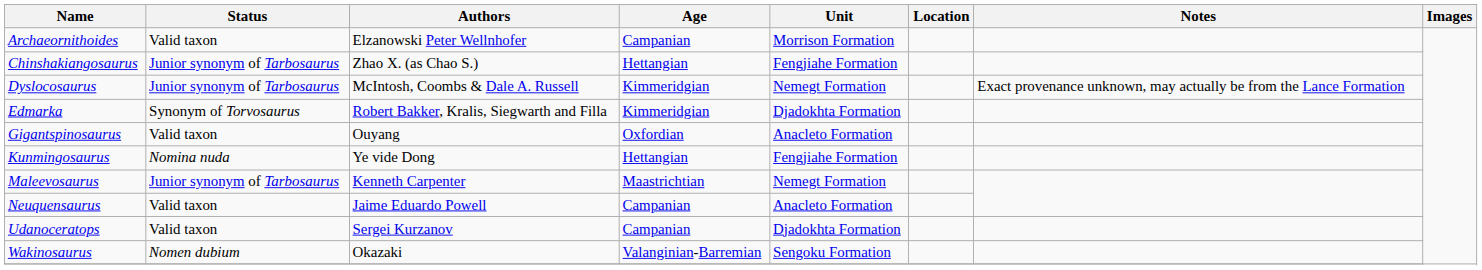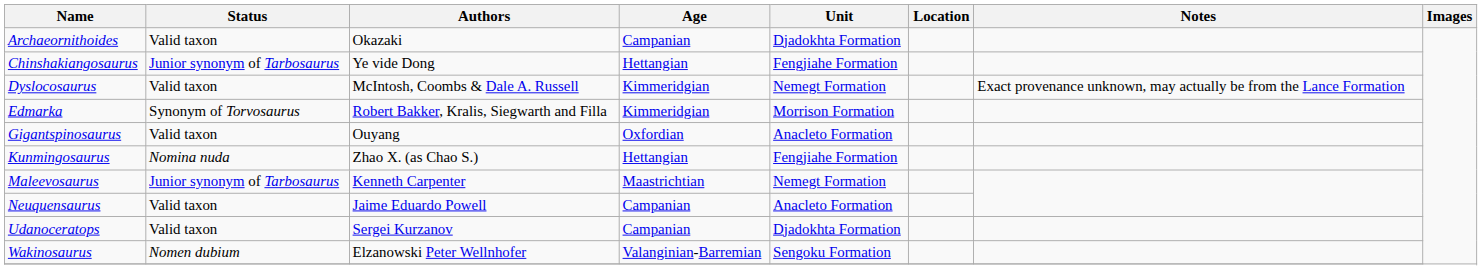(439, 39) Elzanowski Peter Wellnhofer -> (377, 39) Okazaki
(834, 39) Morrison Formation -> (837, 39) Djadokhta Formation
(415, 63) Zhao X. (as Chao S.) -> (394, 63) Ye vide Dong
(244, 87) Junior synonym of Tarbosaurus -> (183, 87) Valid taxon
(837, 110) Djadokhta Formation -> (834, 110) Morrison Formation
(394, 157) Ye vide Dong -> (415, 157) Zhao X. (as Chao S.)
(377, 252) Okazaki -> (439, 252) Elzanowski Peter Wellnhofer
